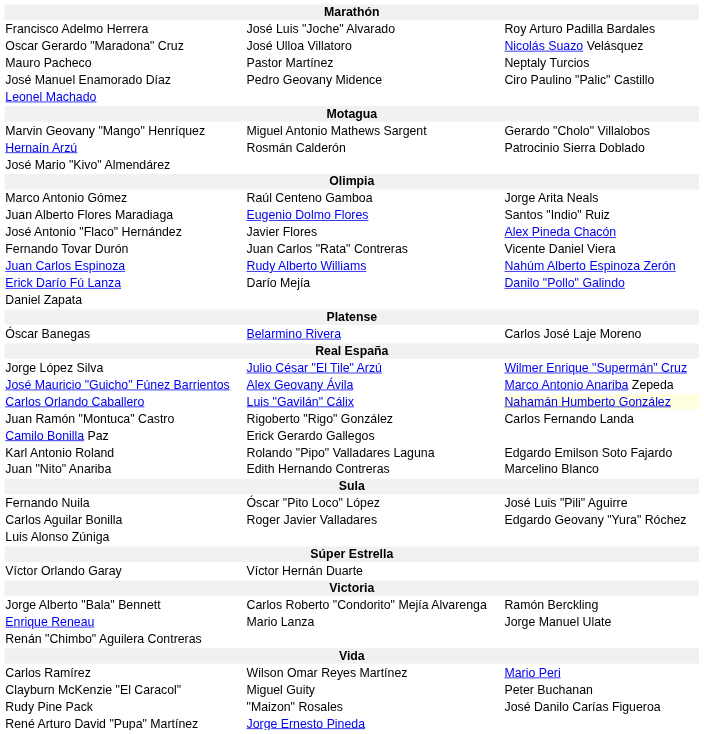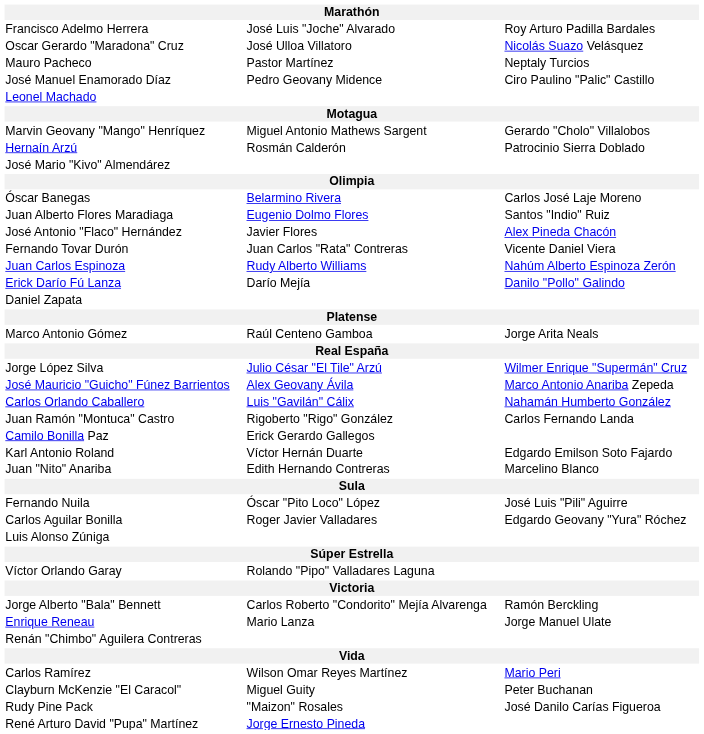rows swapped: (48, 334) <-> (66, 198)
(588, 401) lightyellow background -> (588, 401) no background
(341, 452) Rolando "Pipo" Valladares Laguna -> (305, 452) Víctor Hernán Duarte
(305, 571) Víctor Hernán Duarte -> (341, 571) Rolando "Pipo" Valladares Laguna
